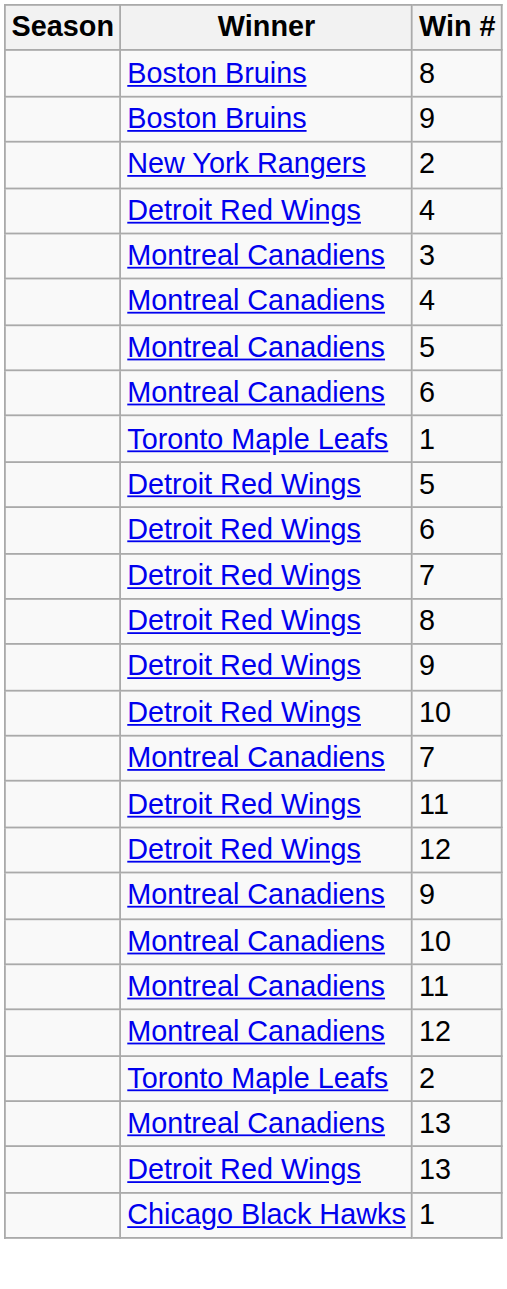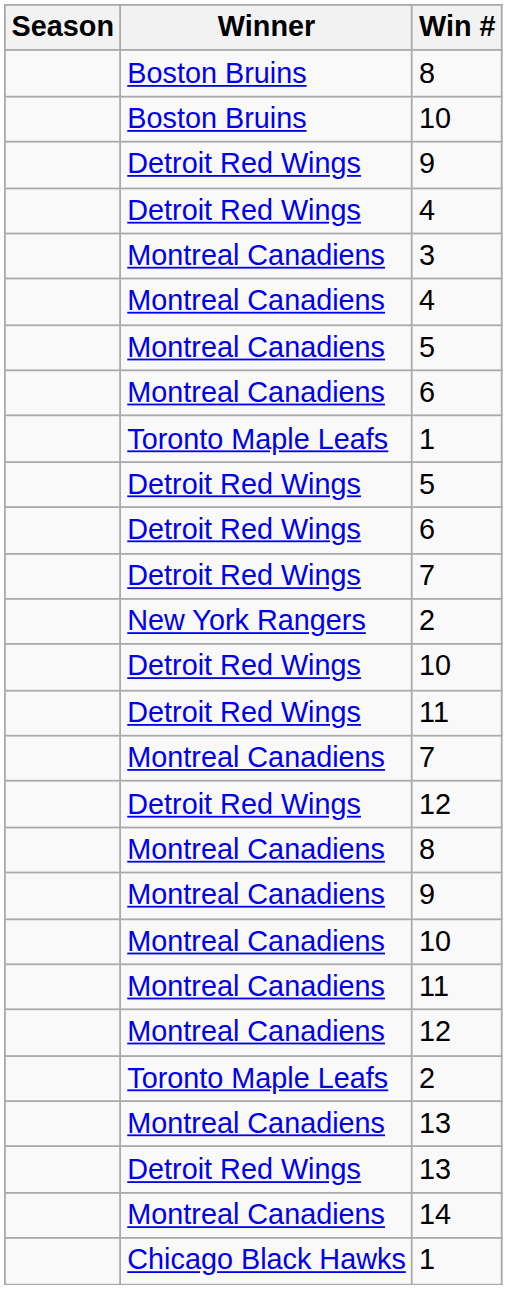- row: (217, 118)
+ row: (217, 118)
rows swapped: (247, 164) <-> (244, 666)
- row: (244, 621)
rows swapped: (244, 803) <-> (256, 758)
+ row: (256, 849)
+ row: (256, 1214)
